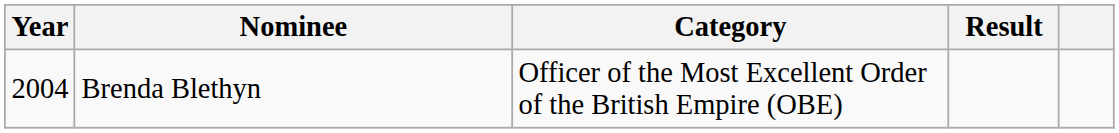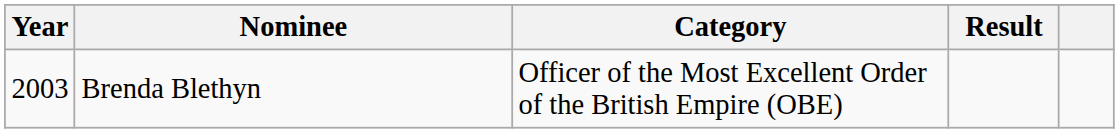(40, 88) 2004 -> (40, 88) 2003
